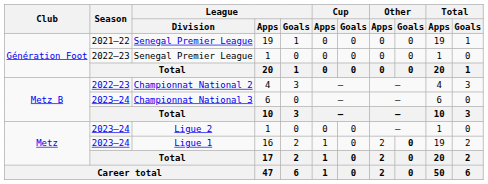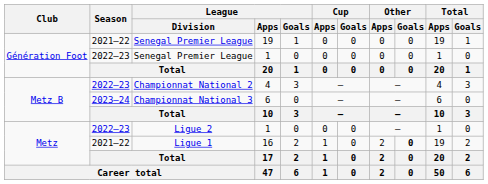(111, 129) 2023–24 -> (111, 129) 2022–23
(111, 143) 2023–24 -> (111, 143) 2021–22
